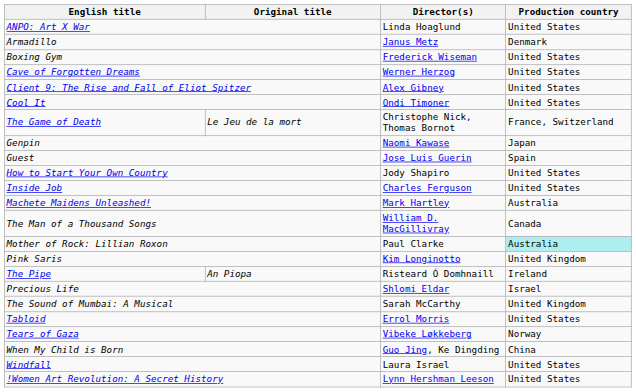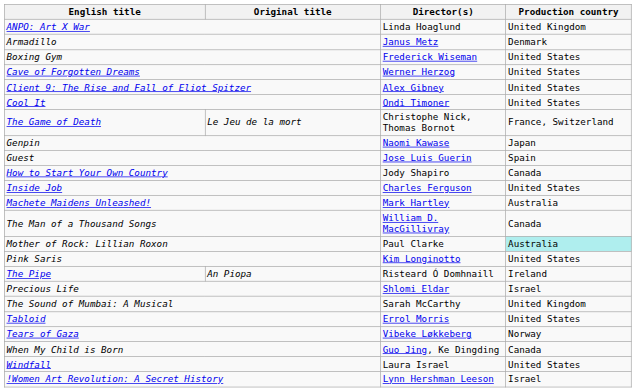(544, 27) United States -> (547, 27) United Kingdom
(544, 173) United States -> (525, 173) Canada
(547, 259) United Kingdom -> (544, 259) United States
(522, 349) China -> (525, 349) Canada
(544, 379) United States -> (525, 379) Israel
